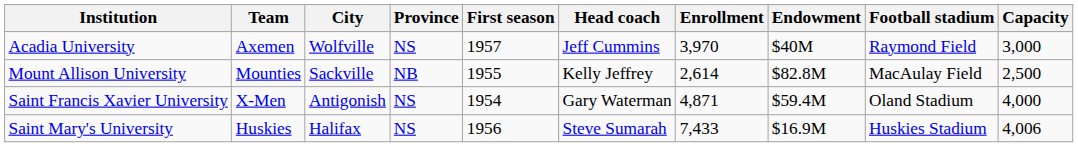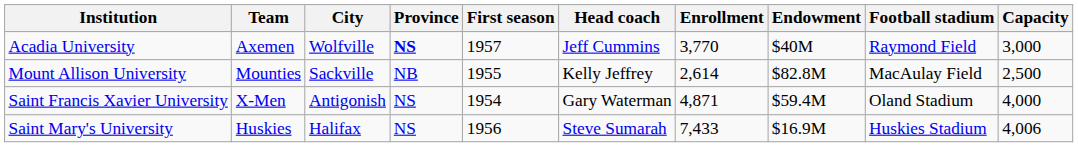(405, 45) normal -> (405, 45) bold
(699, 45) 3,970 -> (699, 45) 3,770
